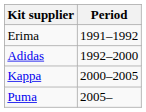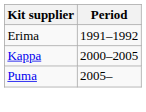- row: (26, 55)
